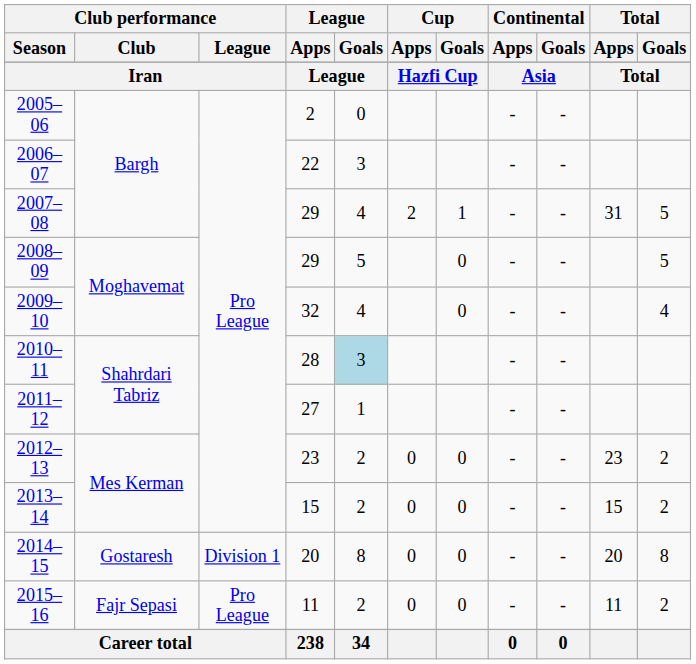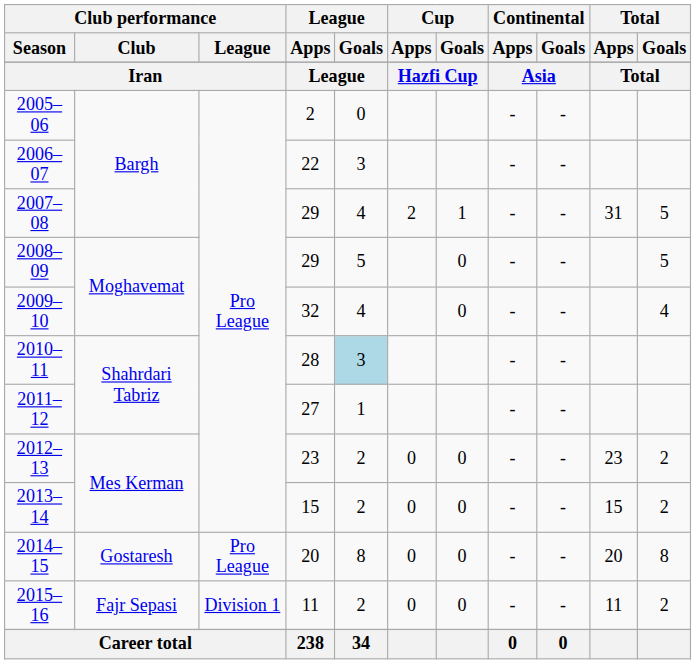(242, 556) Division 1 -> (242, 556) Pro League
(242, 605) Pro League -> (242, 605) Division 1
